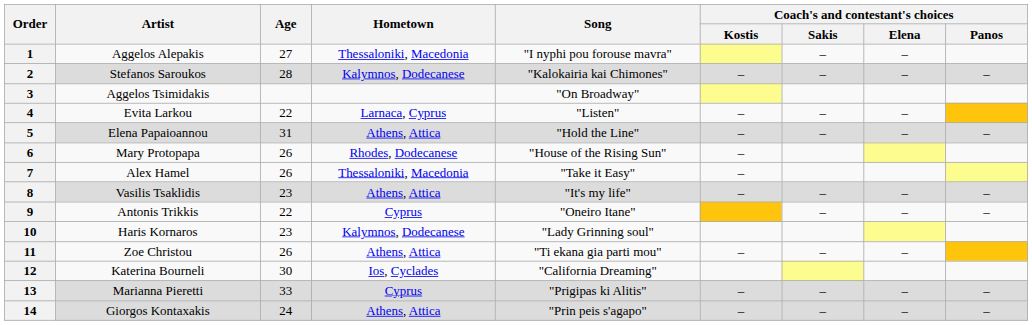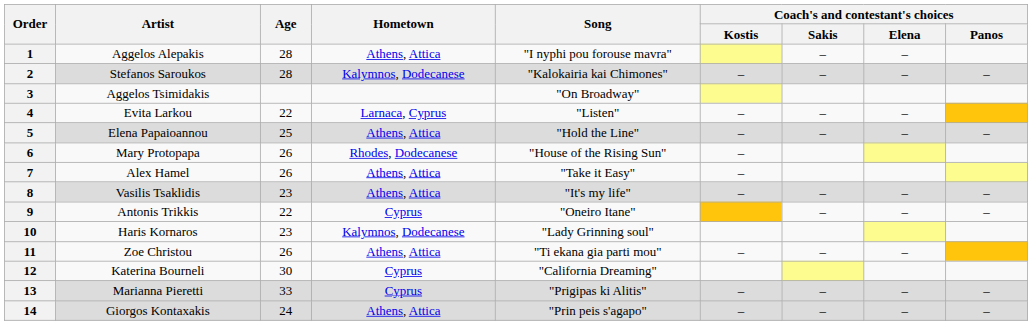(286, 54) 27 -> (286, 54) 28
(403, 54) Thessaloniki, Macedonia -> (403, 54) Athens, Attica
(286, 133) 31 -> (286, 133) 25
(403, 172) Thessaloniki, Macedonia -> (403, 172) Athens, Attica
(403, 271) Ios, Cyclades -> (403, 271) Cyprus
